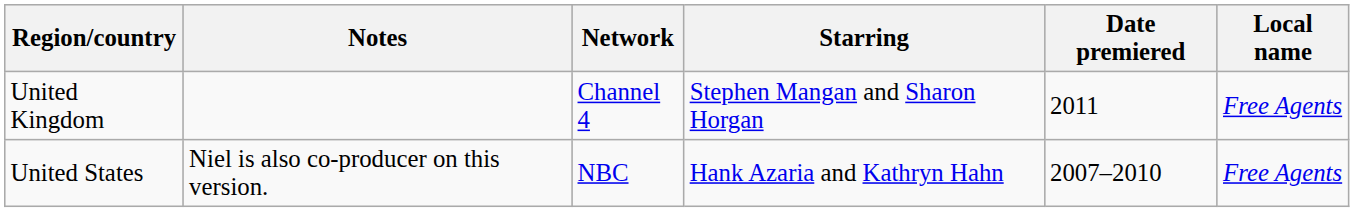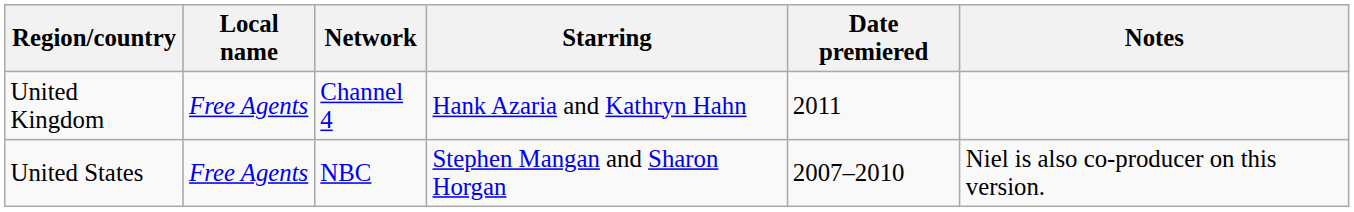columns swapped: (1283, 38) <-> (378, 38)
(833, 105) Stephen Mangan and Sharon Horgan -> (590, 105) Hank Azaria and Kathryn Hahn
(847, 172) Hank Azaria and Kathryn Hahn -> (575, 172) Stephen Mangan and Sharon Horgan
